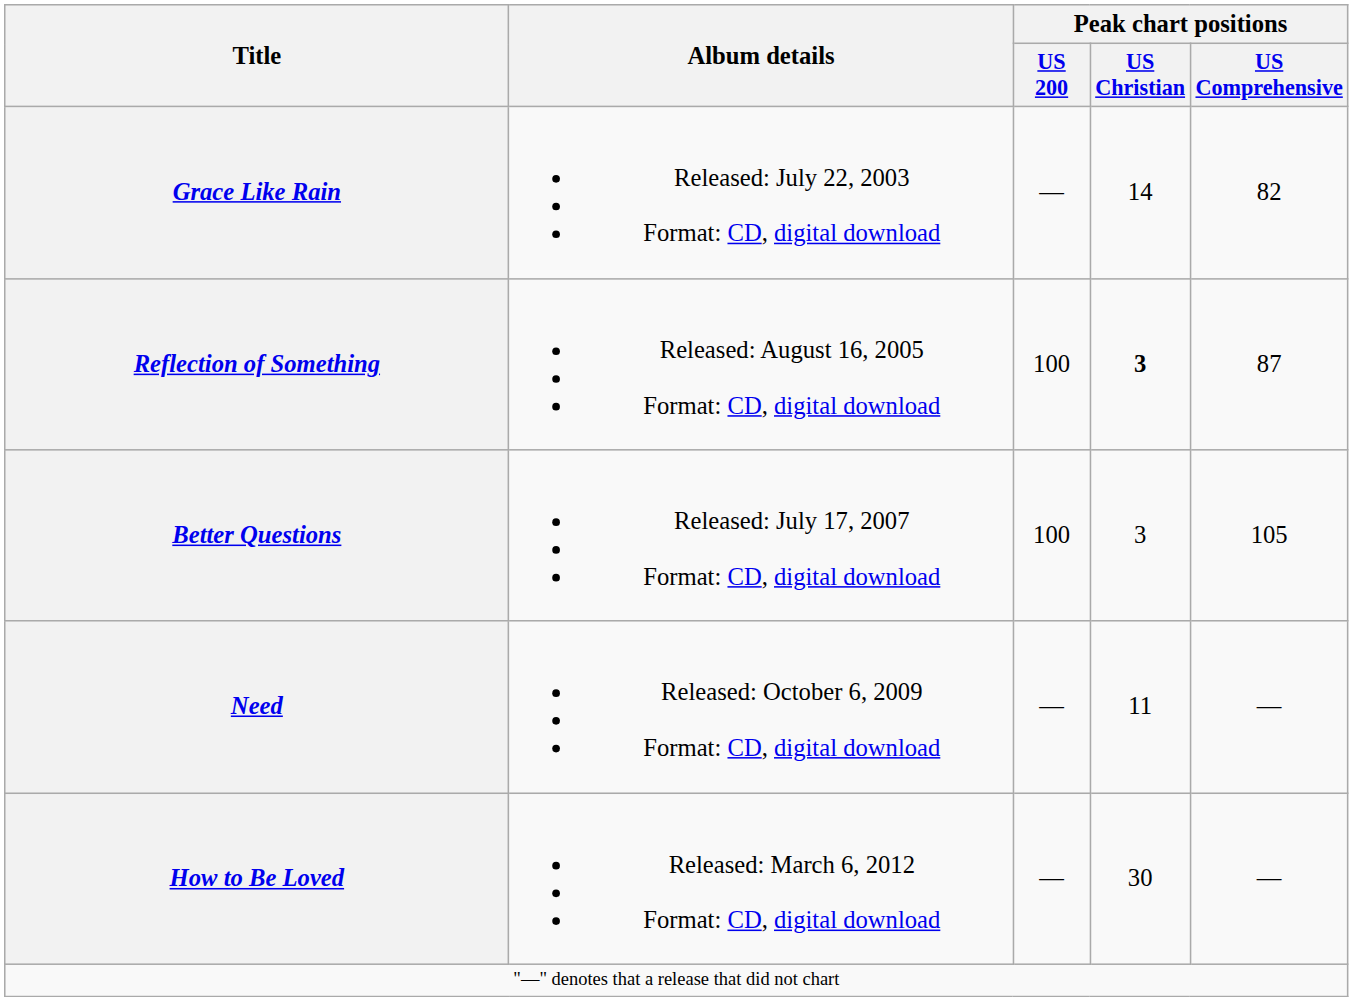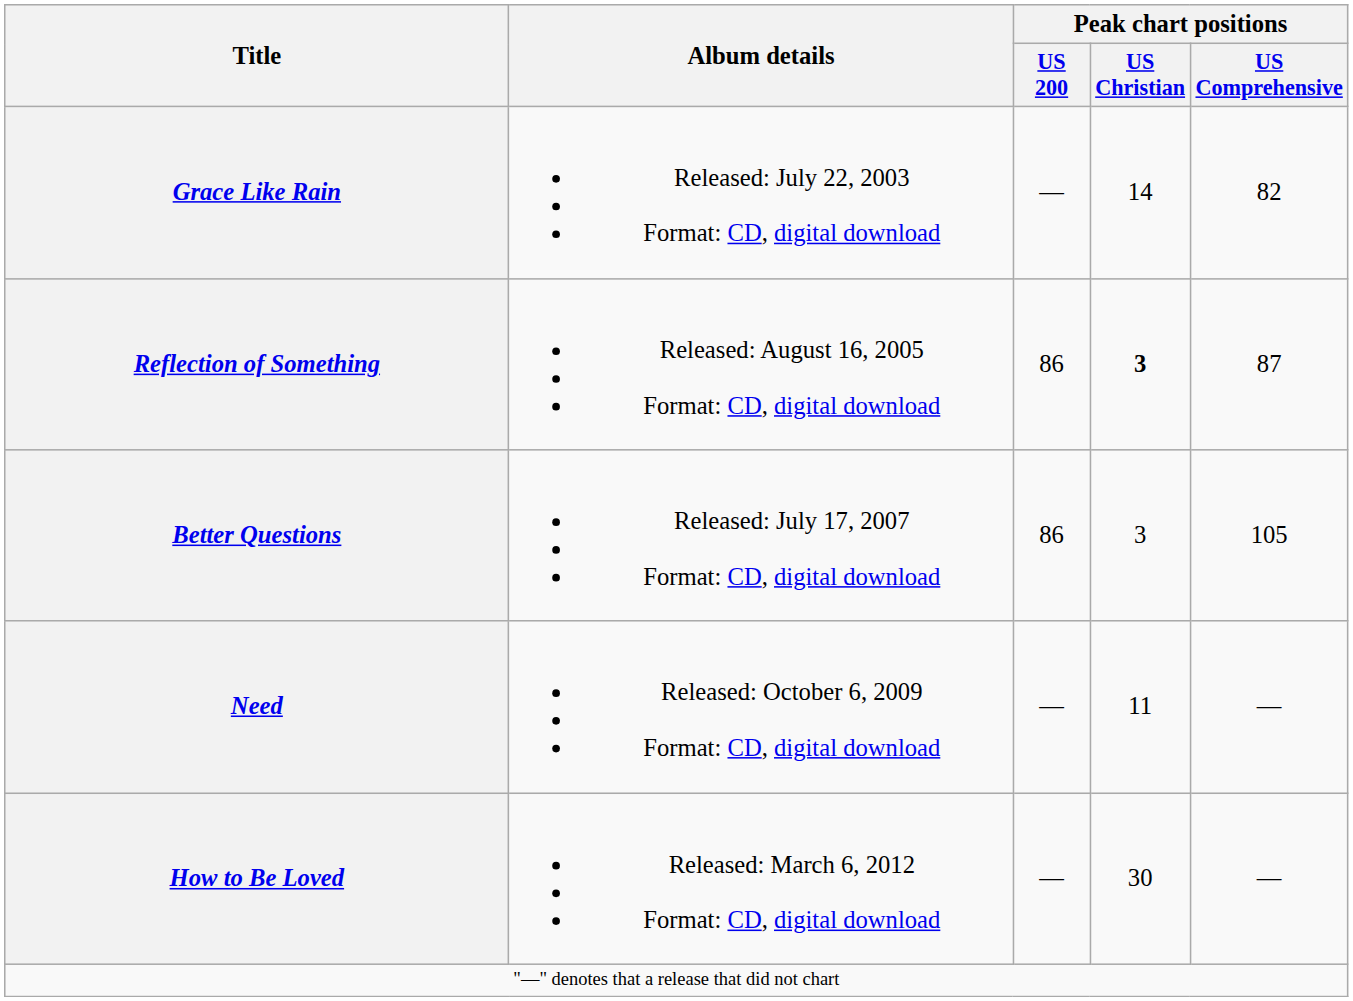(1052, 363) 100 -> (1052, 363) 86
(1052, 535) 100 -> (1052, 535) 86
